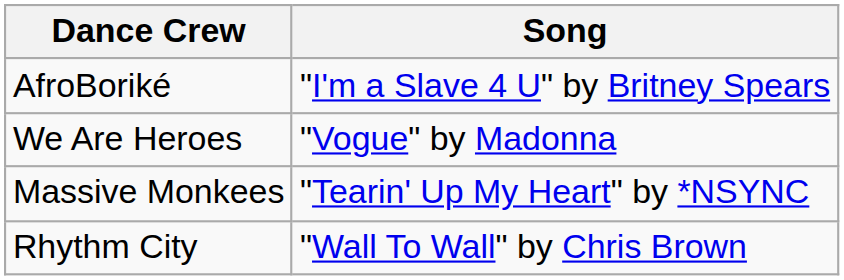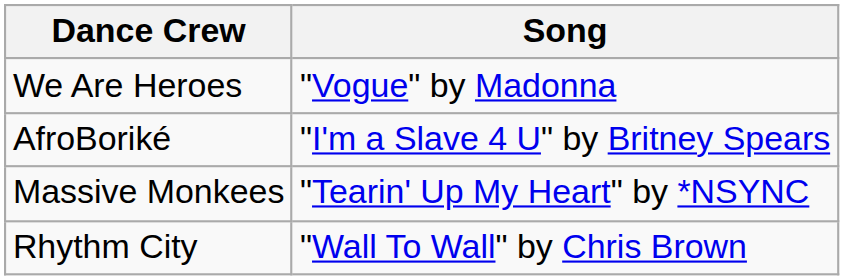rows swapped: (128, 138) <-> (92, 85)
